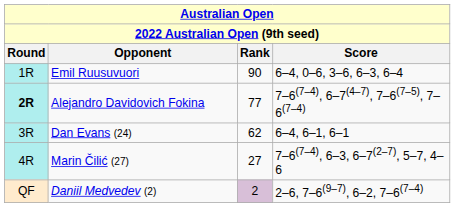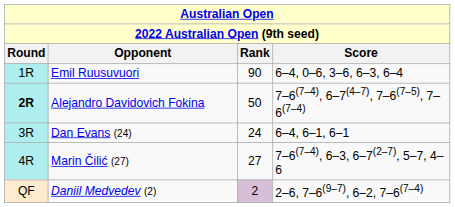(255, 102) 77 -> (255, 102) 50
(255, 132) 62 -> (255, 132) 24
